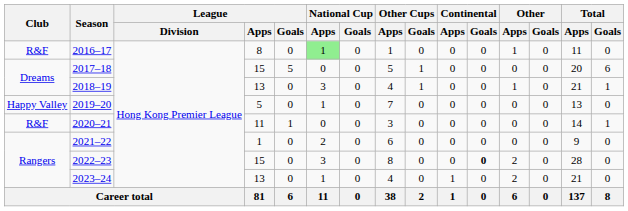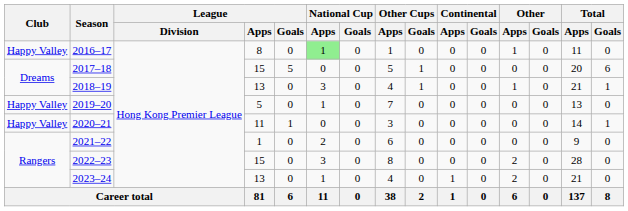(37, 50) R&F -> (37, 50) Happy Valley
(37, 123) R&F -> (37, 123) Happy Valley
(483, 160) bold -> (483, 160) normal
